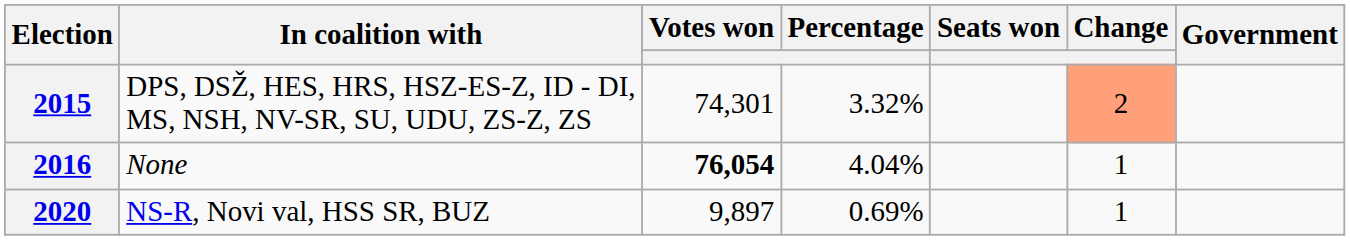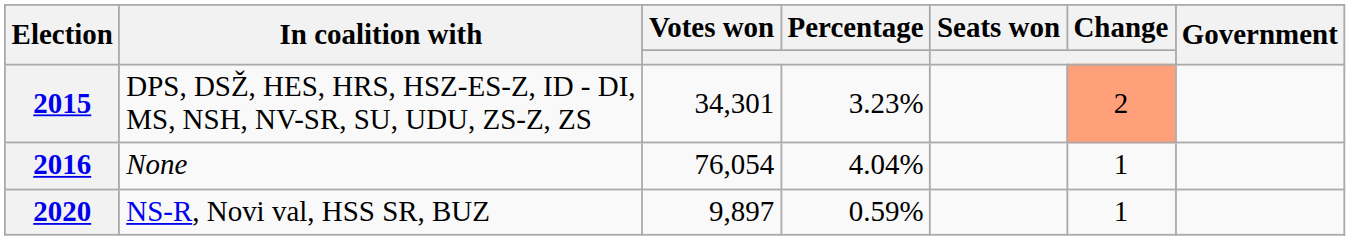(734, 103) 74,301 -> (734, 103) 34,301
(886, 103) 3.32% -> (886, 103) 3.23%
(734, 165) bold -> (734, 165) normal
(886, 211) 0.69% -> (886, 211) 0.59%
